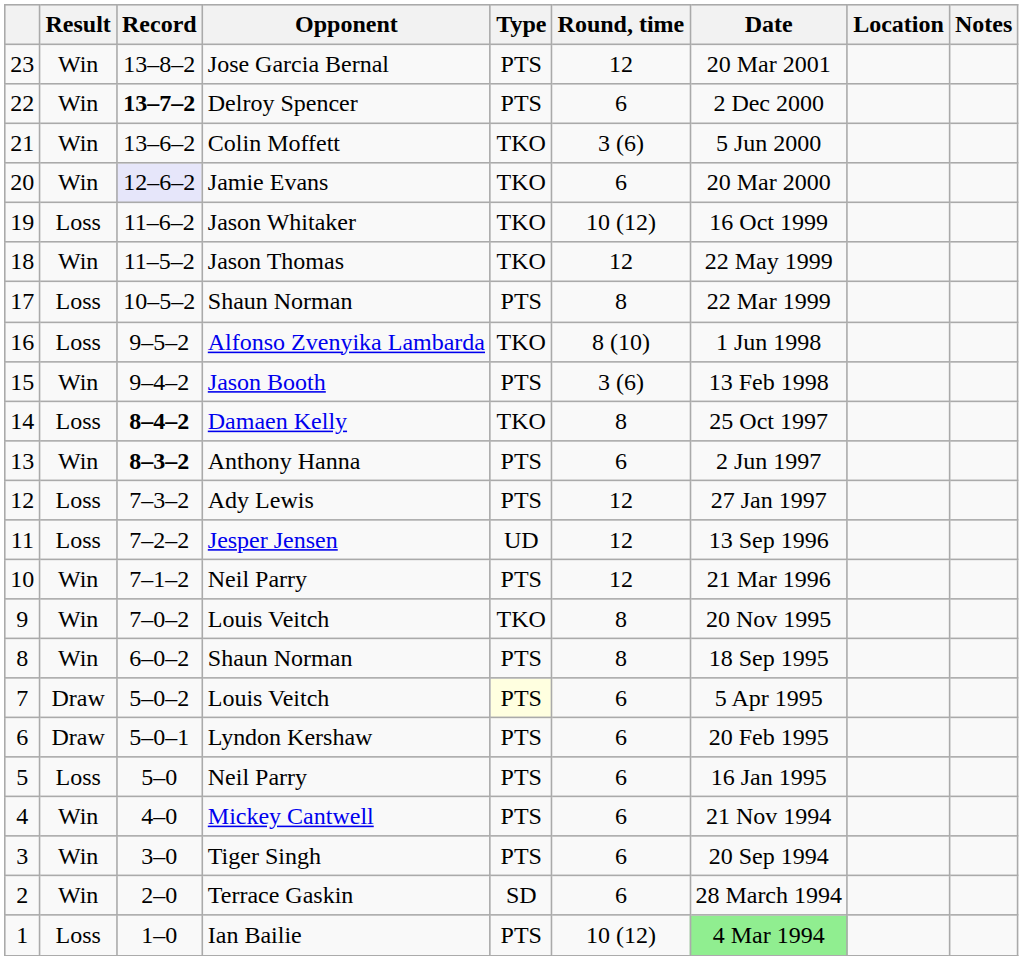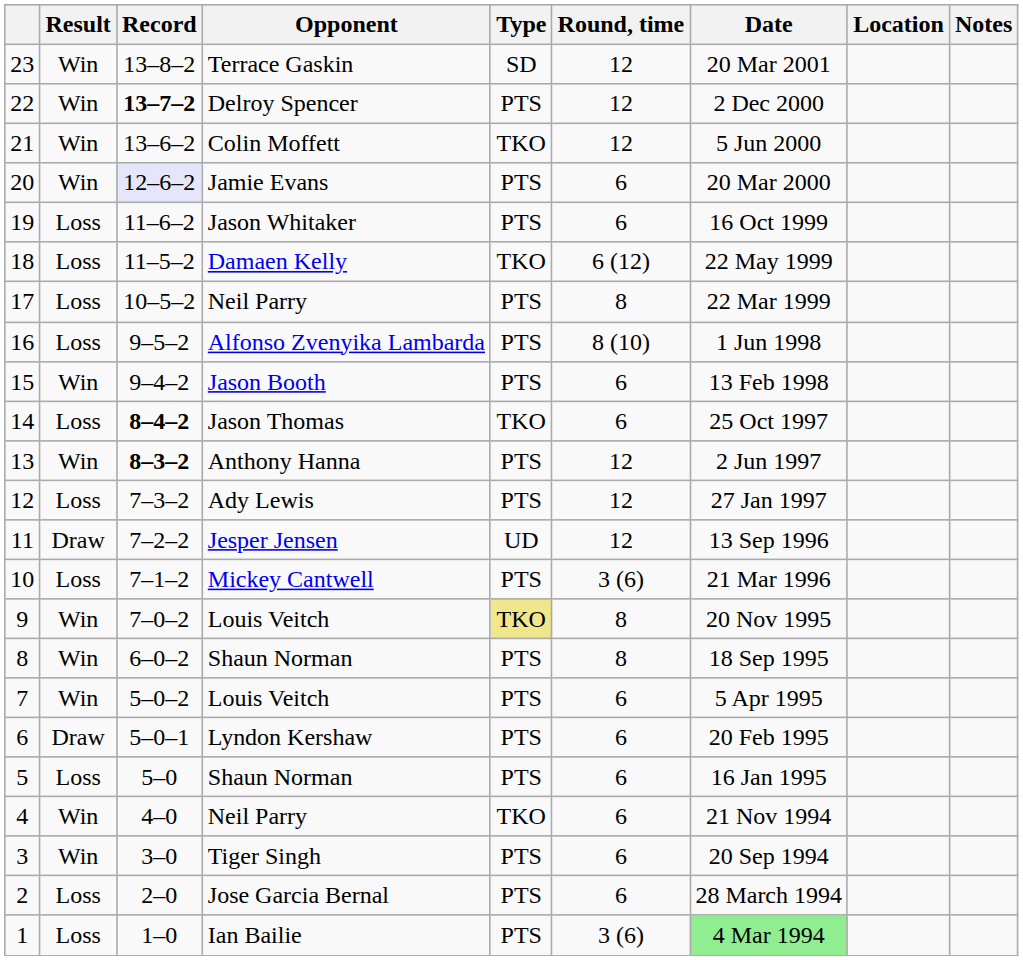(298, 64) Jose Garcia Bernal -> (281, 64) Terrace Gaskin
(521, 64) PTS -> (521, 64) SD
(621, 103) 6 -> (621, 103) 12
(621, 143) 3 (6) -> (621, 143) 12
(521, 182) TKO -> (521, 182) PTS
(521, 222) TKO -> (521, 222) PTS
(621, 222) 10 (12) -> (621, 222) 6
(78, 262) Win -> (78, 262) Loss
(276, 262) Jason Thomas -> (277, 262) Damaen Kelly
(621, 262) 12 -> (621, 262) 6 (12)
(280, 301) Shaun Norman -> (257, 301) Neil Parry
(521, 341) TKO -> (521, 341) PTS
(621, 380) 3 (6) -> (621, 380) 6
(277, 420) Damaen Kelly -> (276, 420) Jason Thomas
(621, 420) 8 -> (621, 420) 6
(621, 460) 6 -> (621, 460) 12
(78, 539) Loss -> (78, 539) Draw
(78, 578) Win -> (78, 578) Loss
(257, 578) Neil Parry -> (291, 578) Mickey Cantwell
(621, 578) 12 -> (621, 578) 3 (6)
(521, 618) no background -> (521, 618) khaki background
(78, 697) Draw -> (78, 697) Win
(521, 697) lightyellow background -> (521, 697) no background
(257, 776) Neil Parry -> (280, 776) Shaun Norman
(291, 816) Mickey Cantwell -> (257, 816) Neil Parry
(521, 816) PTS -> (521, 816) TKO
(78, 895) Win -> (78, 895) Loss
(281, 895) Terrace Gaskin -> (298, 895) Jose Garcia Bernal
(521, 895) SD -> (521, 895) PTS
(621, 935) 10 (12) -> (621, 935) 3 (6)
